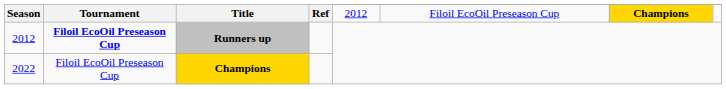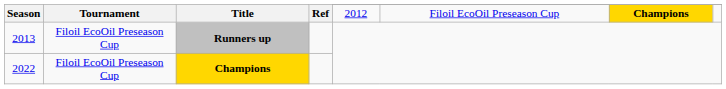(24, 37) 2012 -> (24, 37) 2013
(110, 37) bold -> (110, 37) normal
